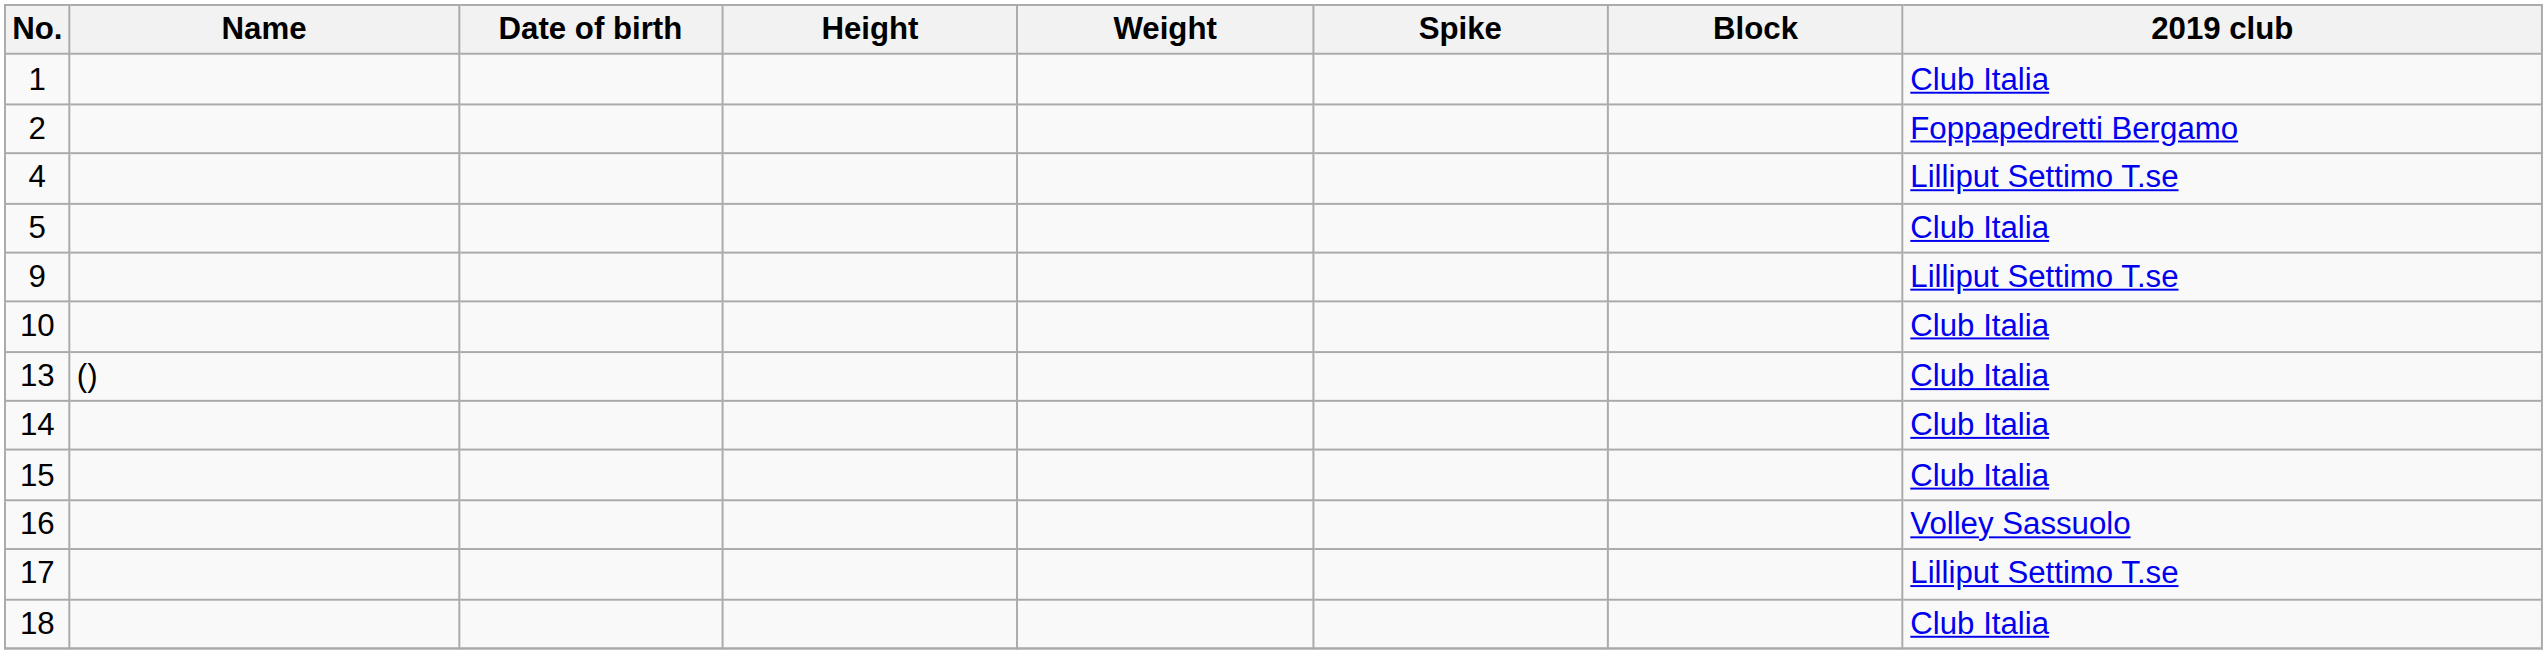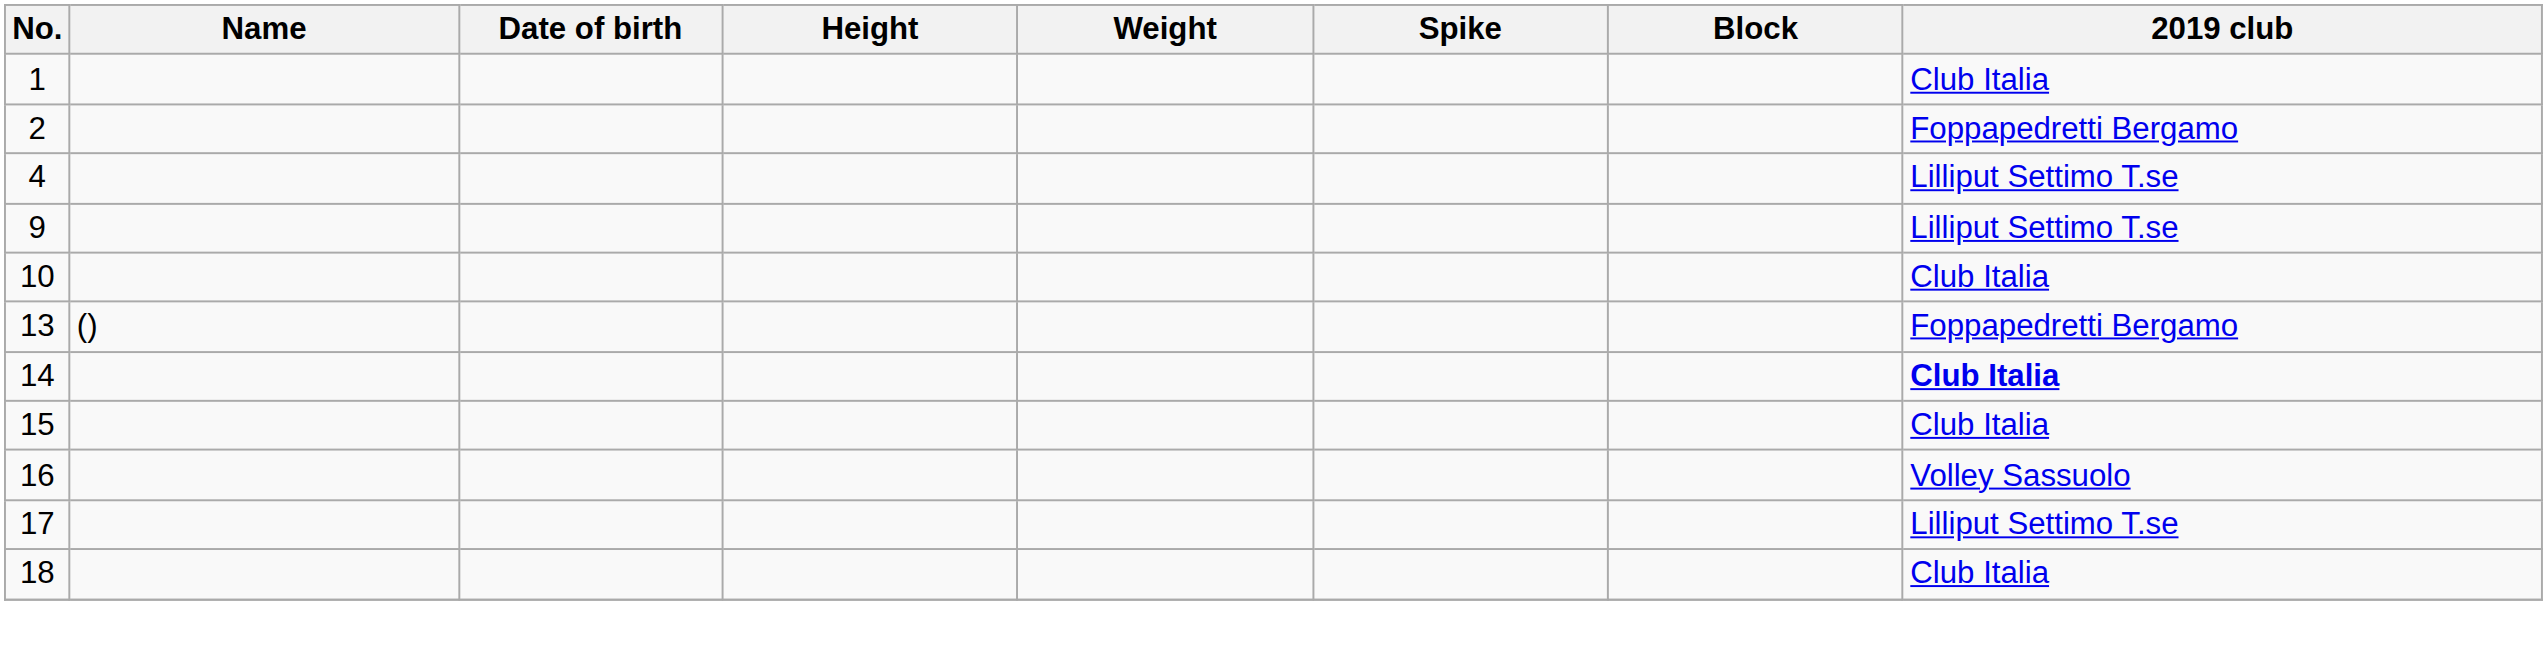- row: (37, 227)
(1980, 375) Club Italia -> (2074, 326) Foppapedretti Bergamo
(1980, 425) normal -> (1985, 375) bold
